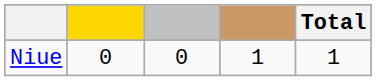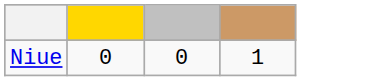- column: (333, 23)
